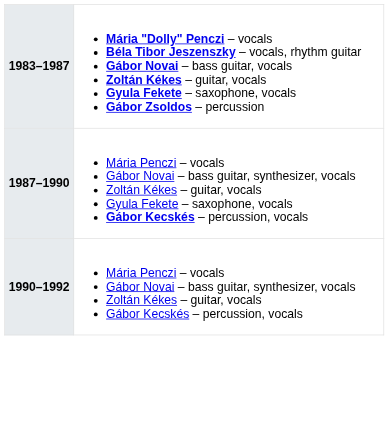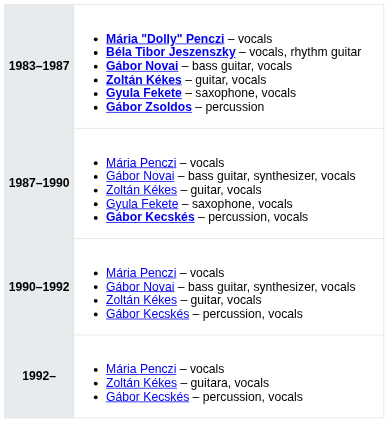+ row: (39, 376)
